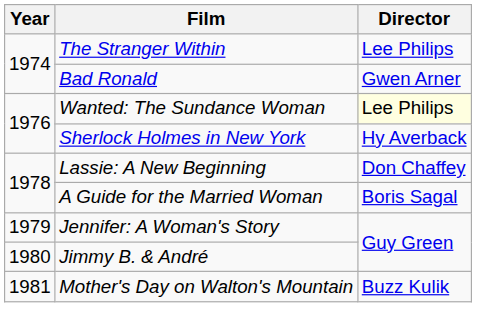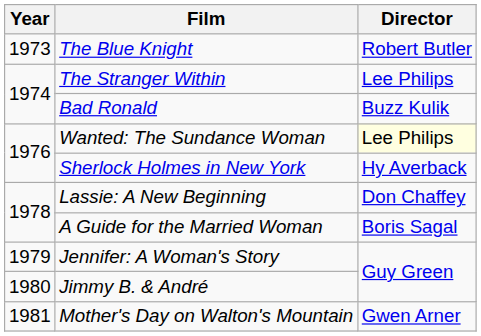+ row: (126, 49)
(411, 78) Gwen Arner -> (405, 108) Buzz Kulik
(405, 286) Buzz Kulik -> (411, 316) Gwen Arner
